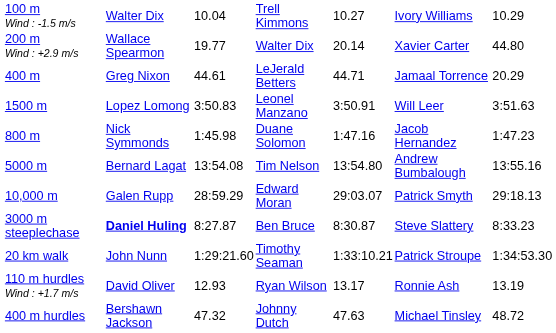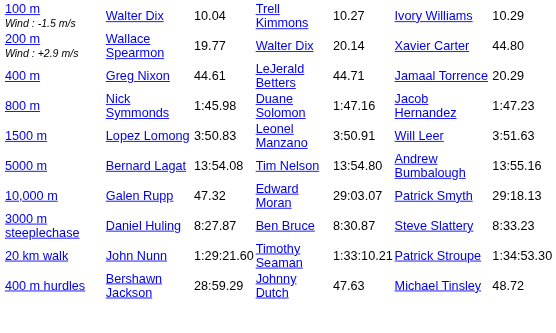rows swapped: (22, 136) <-> (26, 106)
(219, 195) 28:59.29 -> (210, 195) 47.32
(146, 225) bold -> (143, 225) normal
- row: (45, 285)
(210, 315) 47.32 -> (219, 285) 28:59.29
